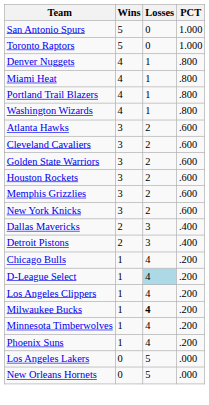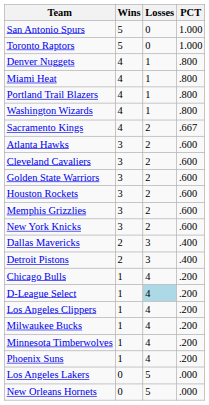+ row: (45, 128)
(148, 309) bold -> (148, 326) normal
